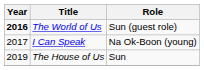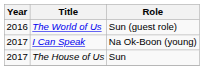(17, 27) bold -> (17, 27) normal
(17, 57) 2019 -> (17, 57) 2017
